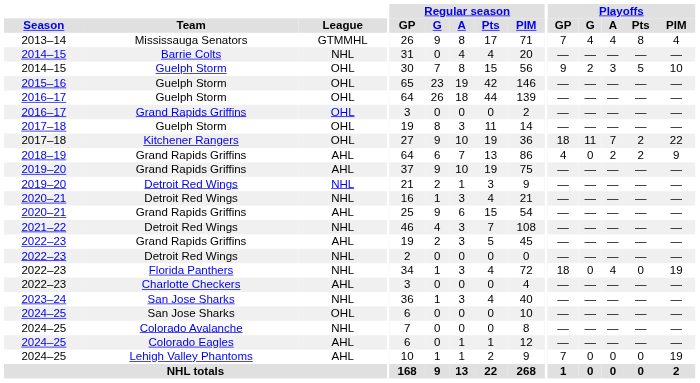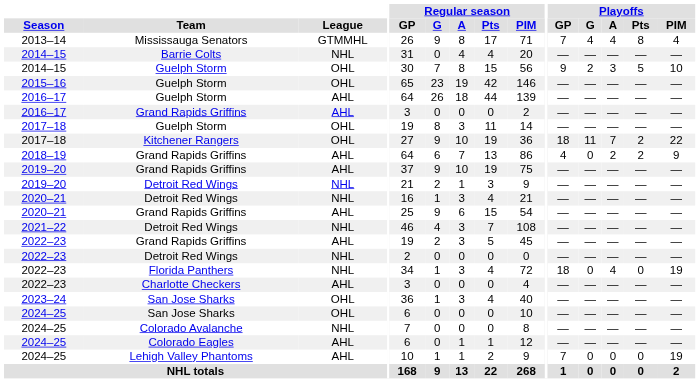(343, 97) OHL -> (343, 97) AHL
(343, 112) OHL -> (343, 112) AHL
(343, 299) NHL -> (343, 299) OHL
